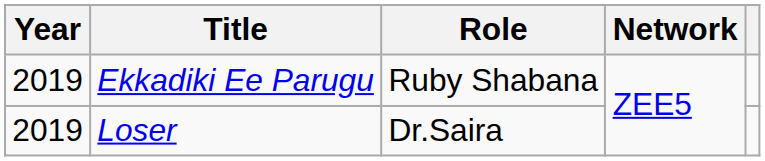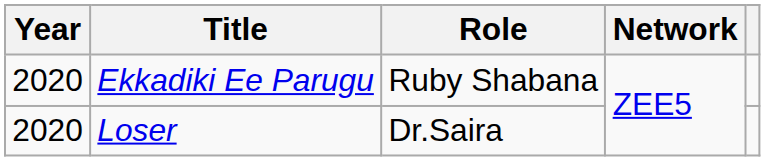(48, 79) 2019 -> (48, 79) 2020
(48, 130) 2019 -> (48, 130) 2020
